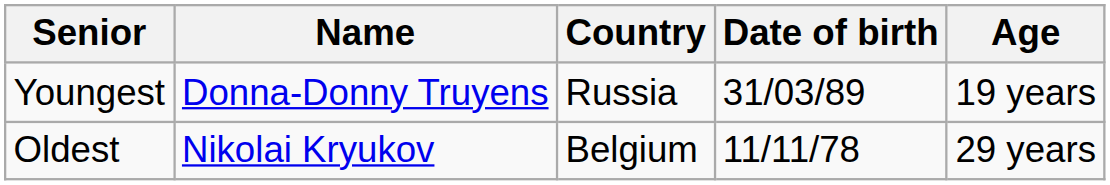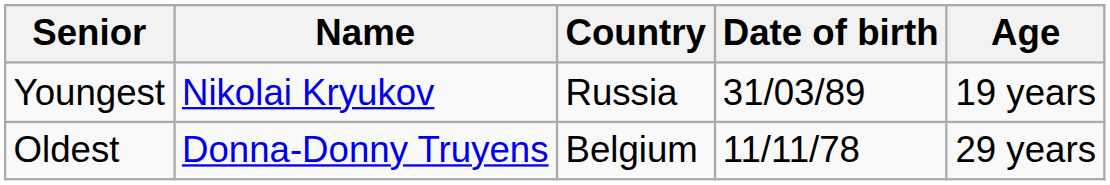(365, 91) Donna-Donny Truyens -> (308, 91) Nikolai Kryukov
(308, 149) Nikolai Kryukov -> (365, 149) Donna-Donny Truyens
